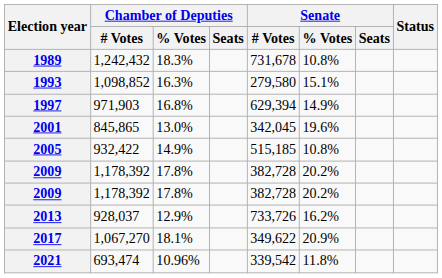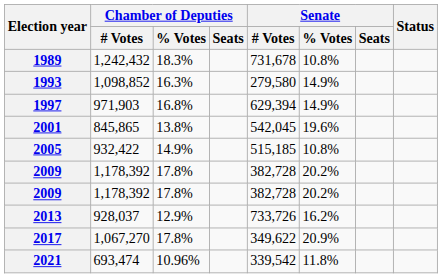(321, 82) 15.1% -> (321, 82) 14.9%
(175, 127) 13.0% -> (175, 127) 13.8%
(273, 127) 342,045 -> (273, 127) 542,045
(175, 238) 18.1% -> (175, 238) 17.8%
